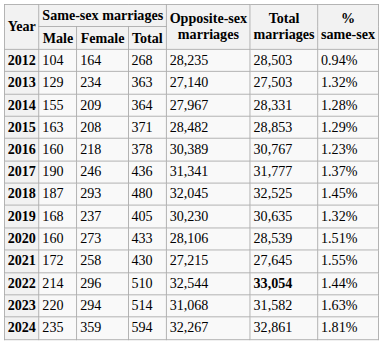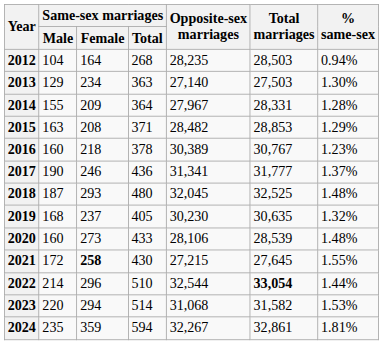(339, 82) 1.32% -> (339, 82) 1.30%
(339, 194) 1.45% -> (339, 194) 1.48%
(339, 238) 1.51% -> (339, 238) 1.48%
(91, 261) normal -> (91, 261) bold
(339, 305) 1.63% -> (339, 305) 1.53%
